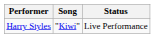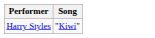- column: (116, 11)
